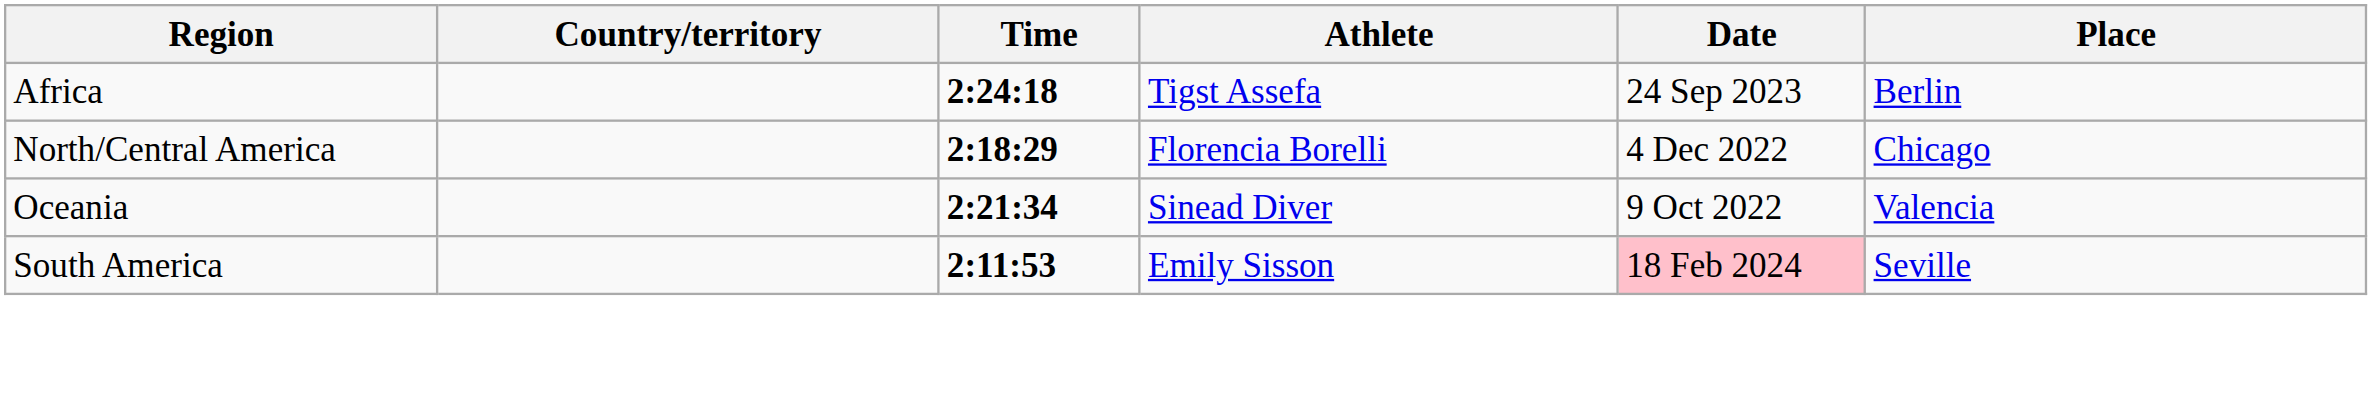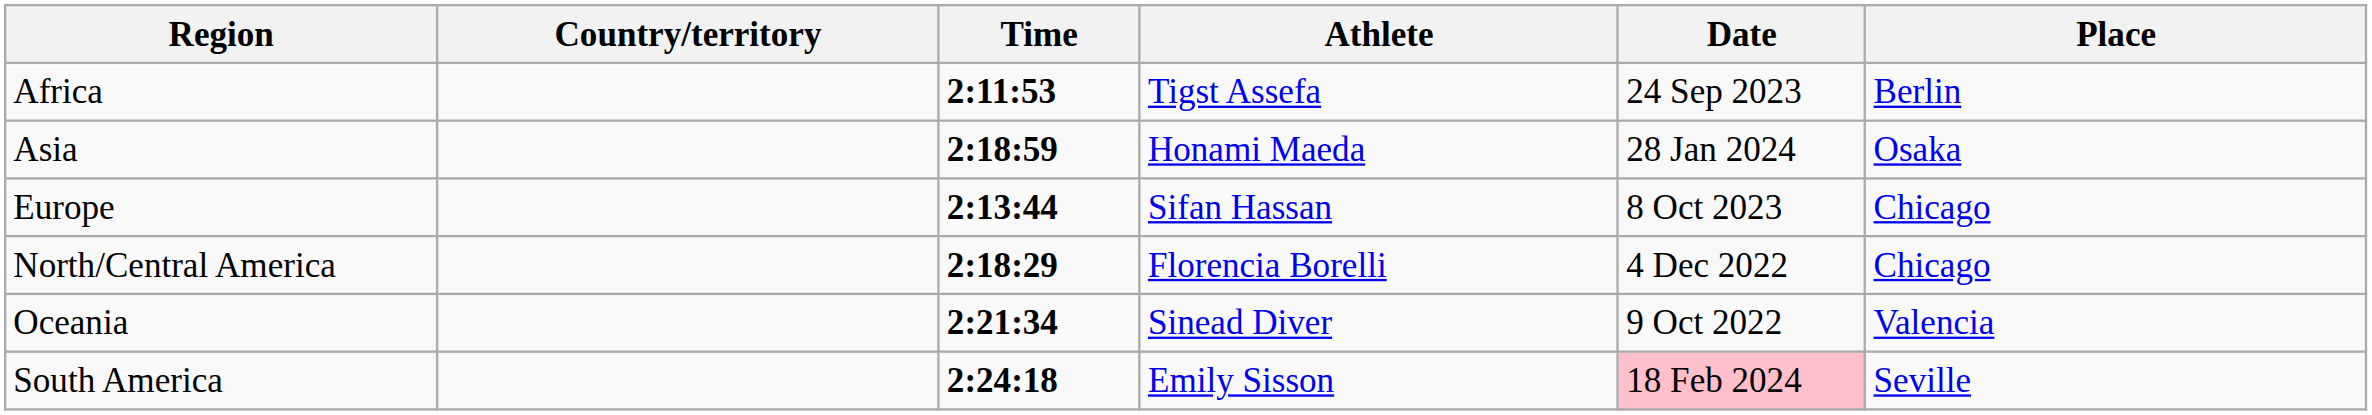(1002, 91) 2:24:18 -> (1001, 91) 2:11:53
+ row: (45, 149)
+ row: (64, 207)
(1001, 265) 2:11:53 -> (1002, 381) 2:24:18
